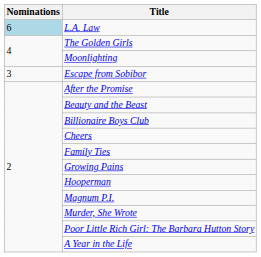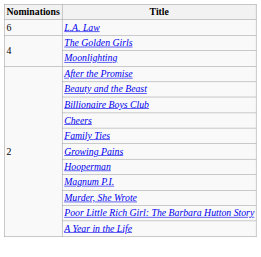(9, 27) lightblue background -> (9, 27) no background
- row: (105, 74)
